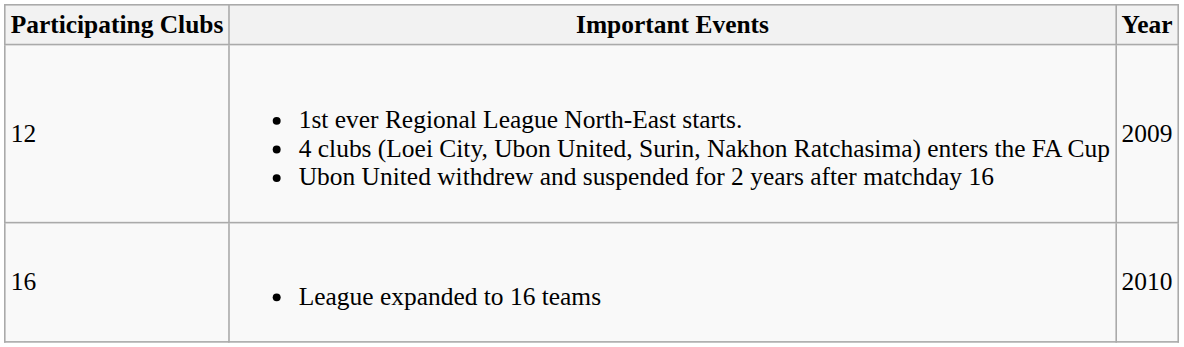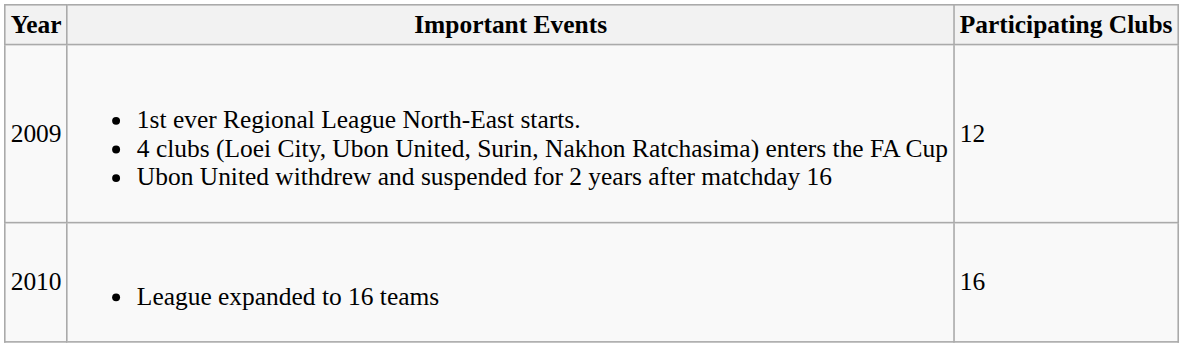columns swapped: (1147, 24) <-> (117, 24)
